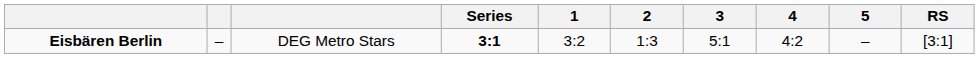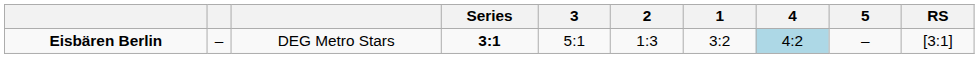columns swapped: (574, 16) <-> (720, 16)
(792, 41) no background -> (792, 41) lightblue background
